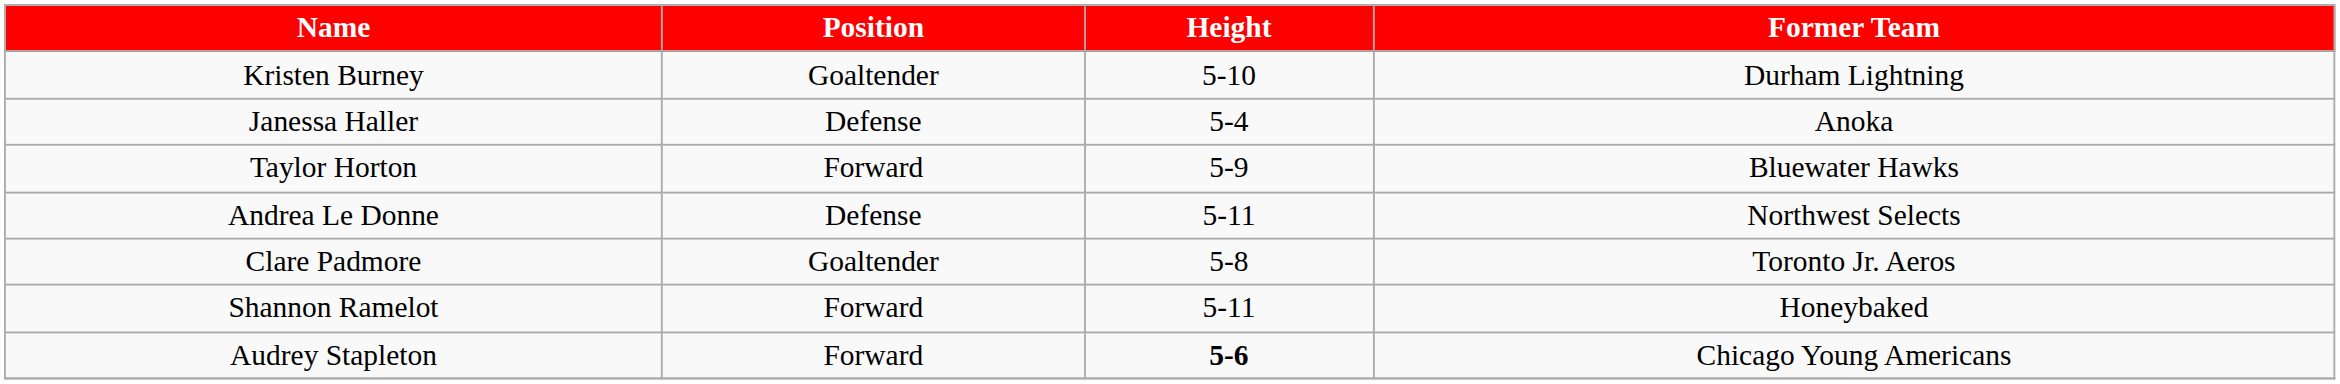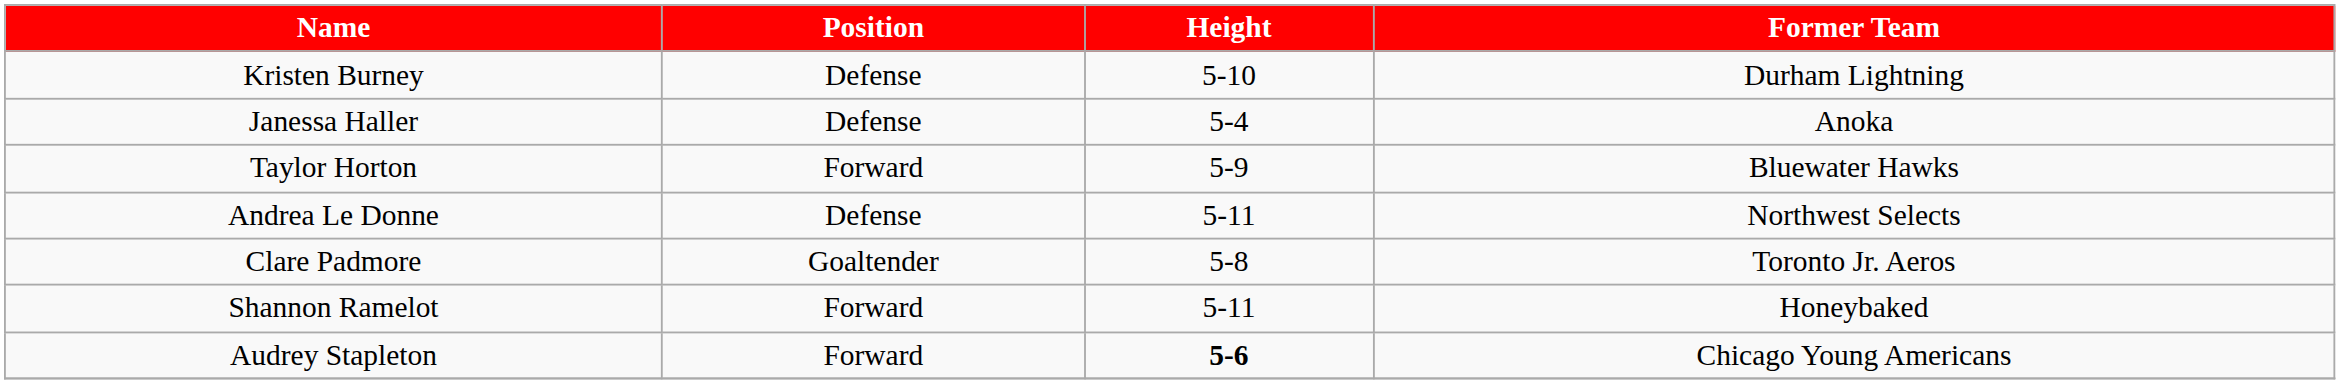(873, 74) Goaltender -> (873, 74) Defense
